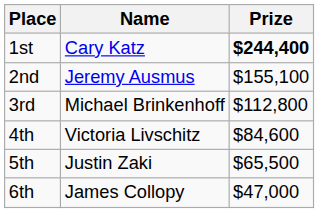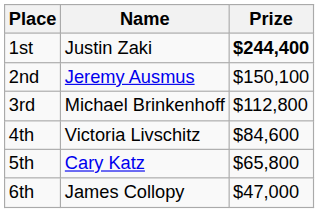(105, 47) Cary Katz -> (108, 47) Justin Zaki
(271, 76) $155,100 -> (271, 76) $150,100
(108, 163) Justin Zaki -> (105, 163) Cary Katz
(266, 163) $65,500 -> (266, 163) $65,800
